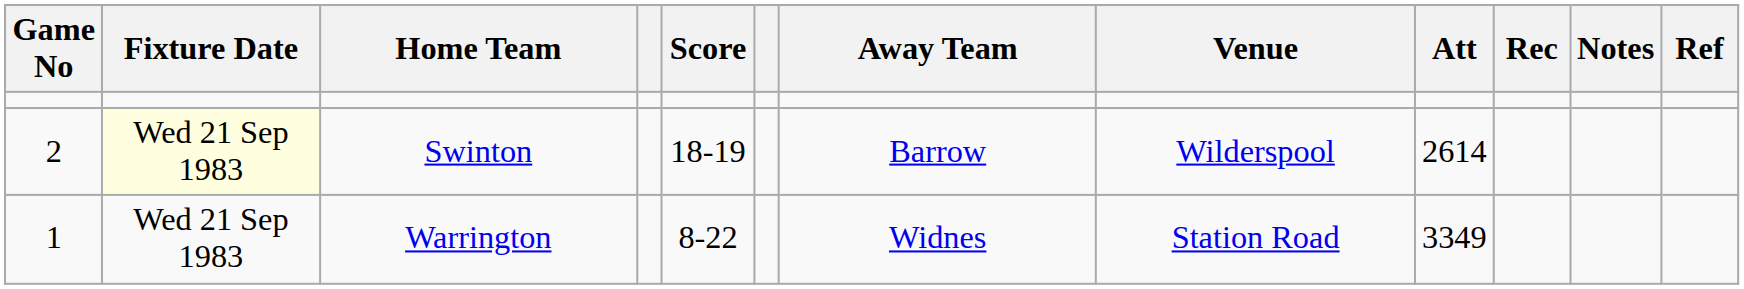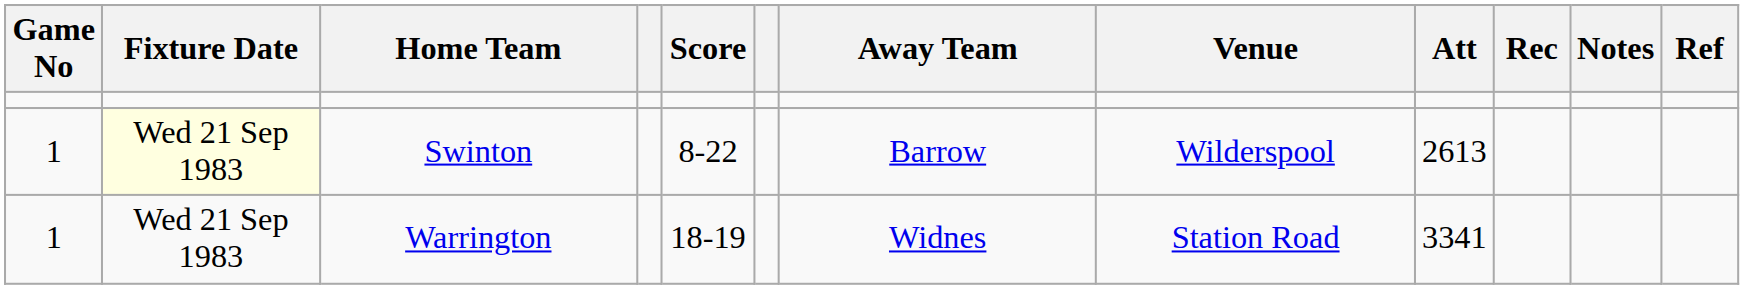(54, 150) 2 -> (54, 150) 1
(708, 150) 18-19 -> (708, 150) 8-22
(1454, 150) 2614 -> (1454, 150) 2613
(708, 238) 8-22 -> (708, 238) 18-19
(1454, 238) 3349 -> (1454, 238) 3341
